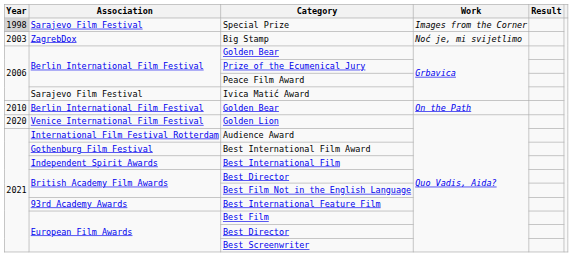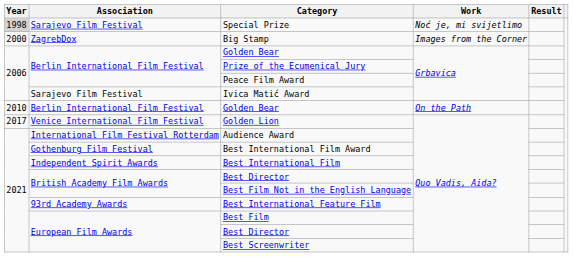(471, 25) Images from the Corner -> (469, 25) Noć je, mi svijetlimo
(17, 39) 2003 -> (17, 39) 2000
(469, 39) Noć je, mi svijetlimo -> (471, 39) Images from the Corner
(17, 121) 2020 -> (17, 121) 2017
